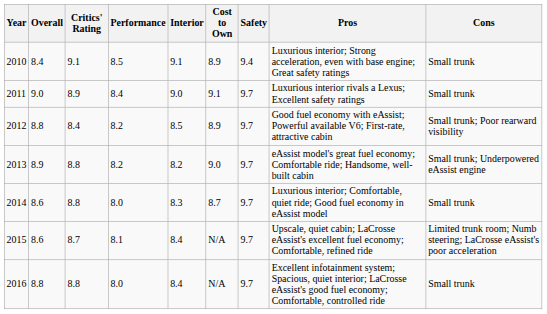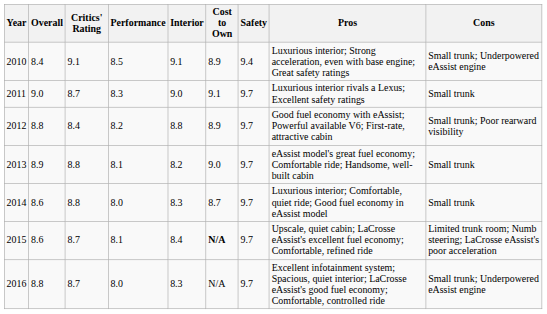(451, 61) Small trunk -> (484, 61) Small trunk; Underpowered eAssist engine
(74, 94) 8.9 -> (74, 94) 8.7
(117, 94) 8.4 -> (117, 94) 8.3
(176, 126) 8.5 -> (176, 126) 8.8
(117, 164) 8.2 -> (117, 164) 8.1
(484, 164) Small trunk; Underpowered eAssist engine -> (451, 164) Small trunk
(217, 240) normal -> (217, 240) bold
(74, 284) 8.8 -> (74, 284) 8.7
(176, 284) 8.4 -> (176, 284) 8.3
(451, 284) Small trunk -> (484, 284) Small trunk; Underpowered eAssist engine
